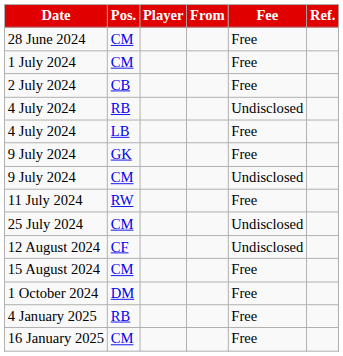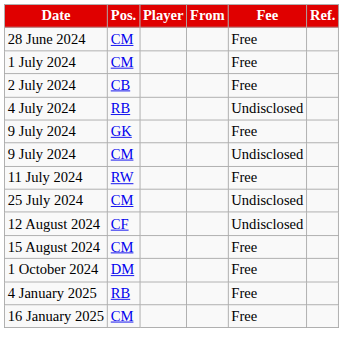- row: (42, 131)
